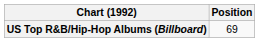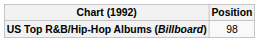(232, 29) 69 -> (232, 29) 98
